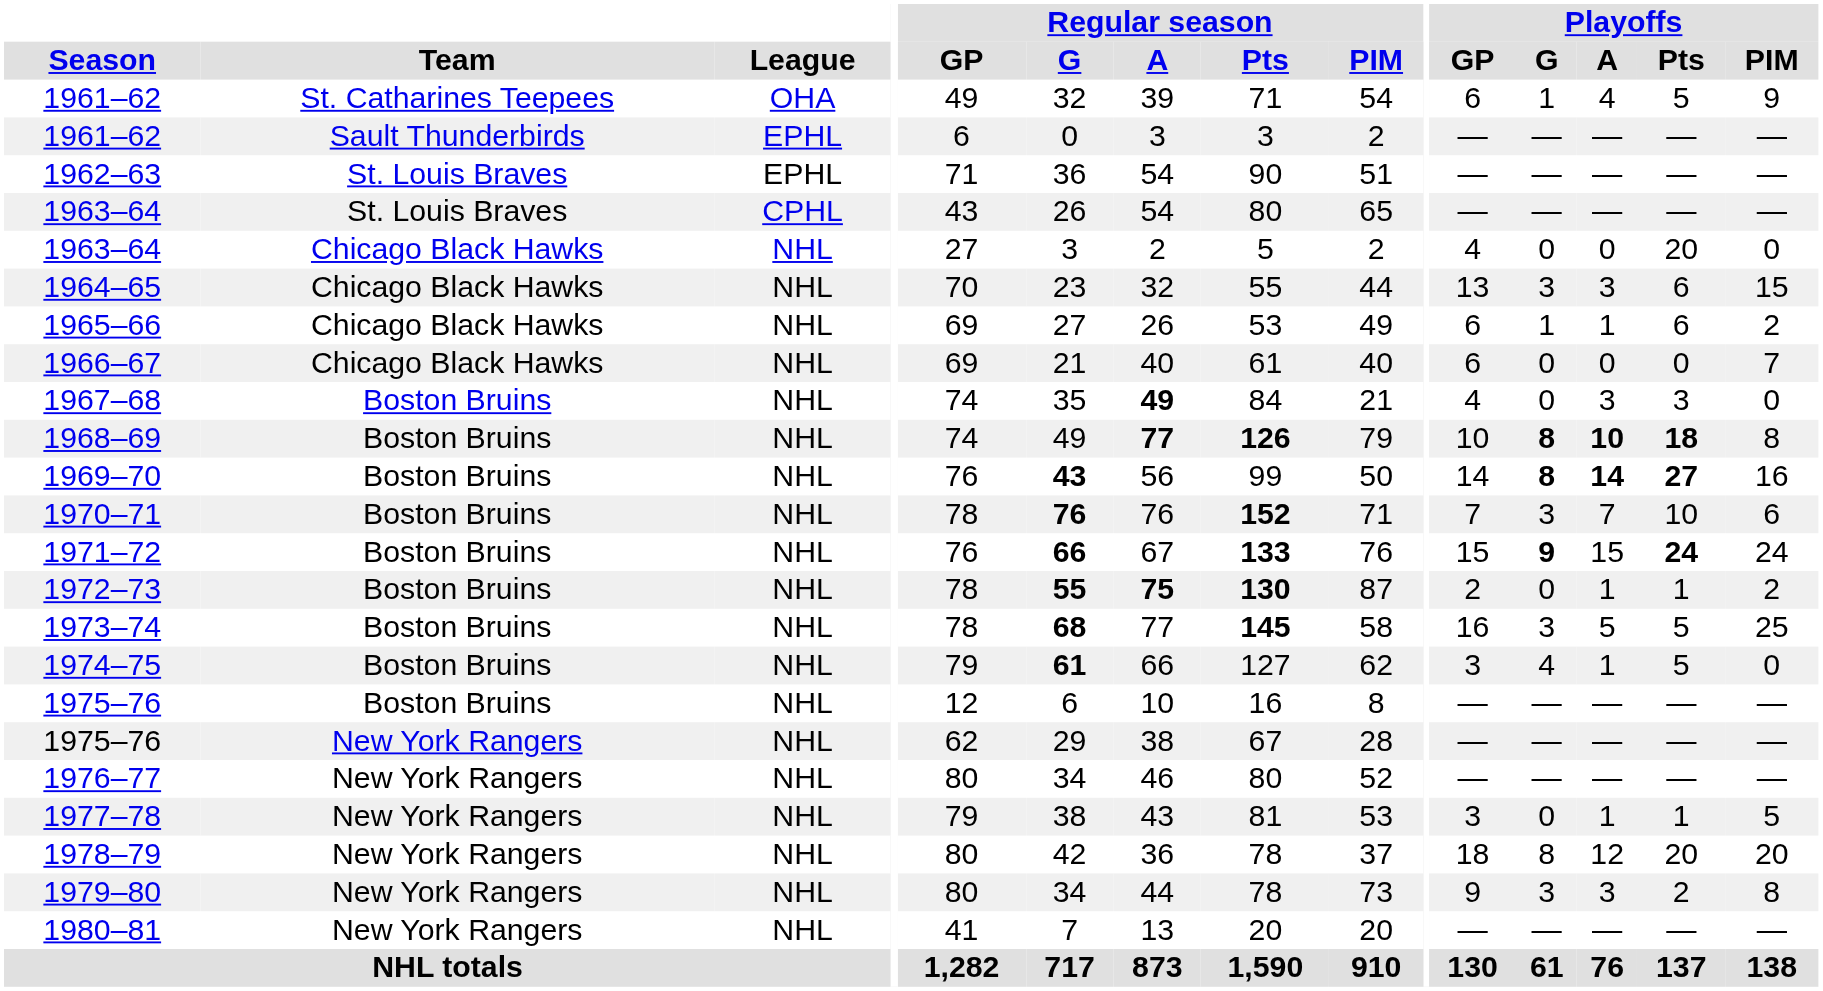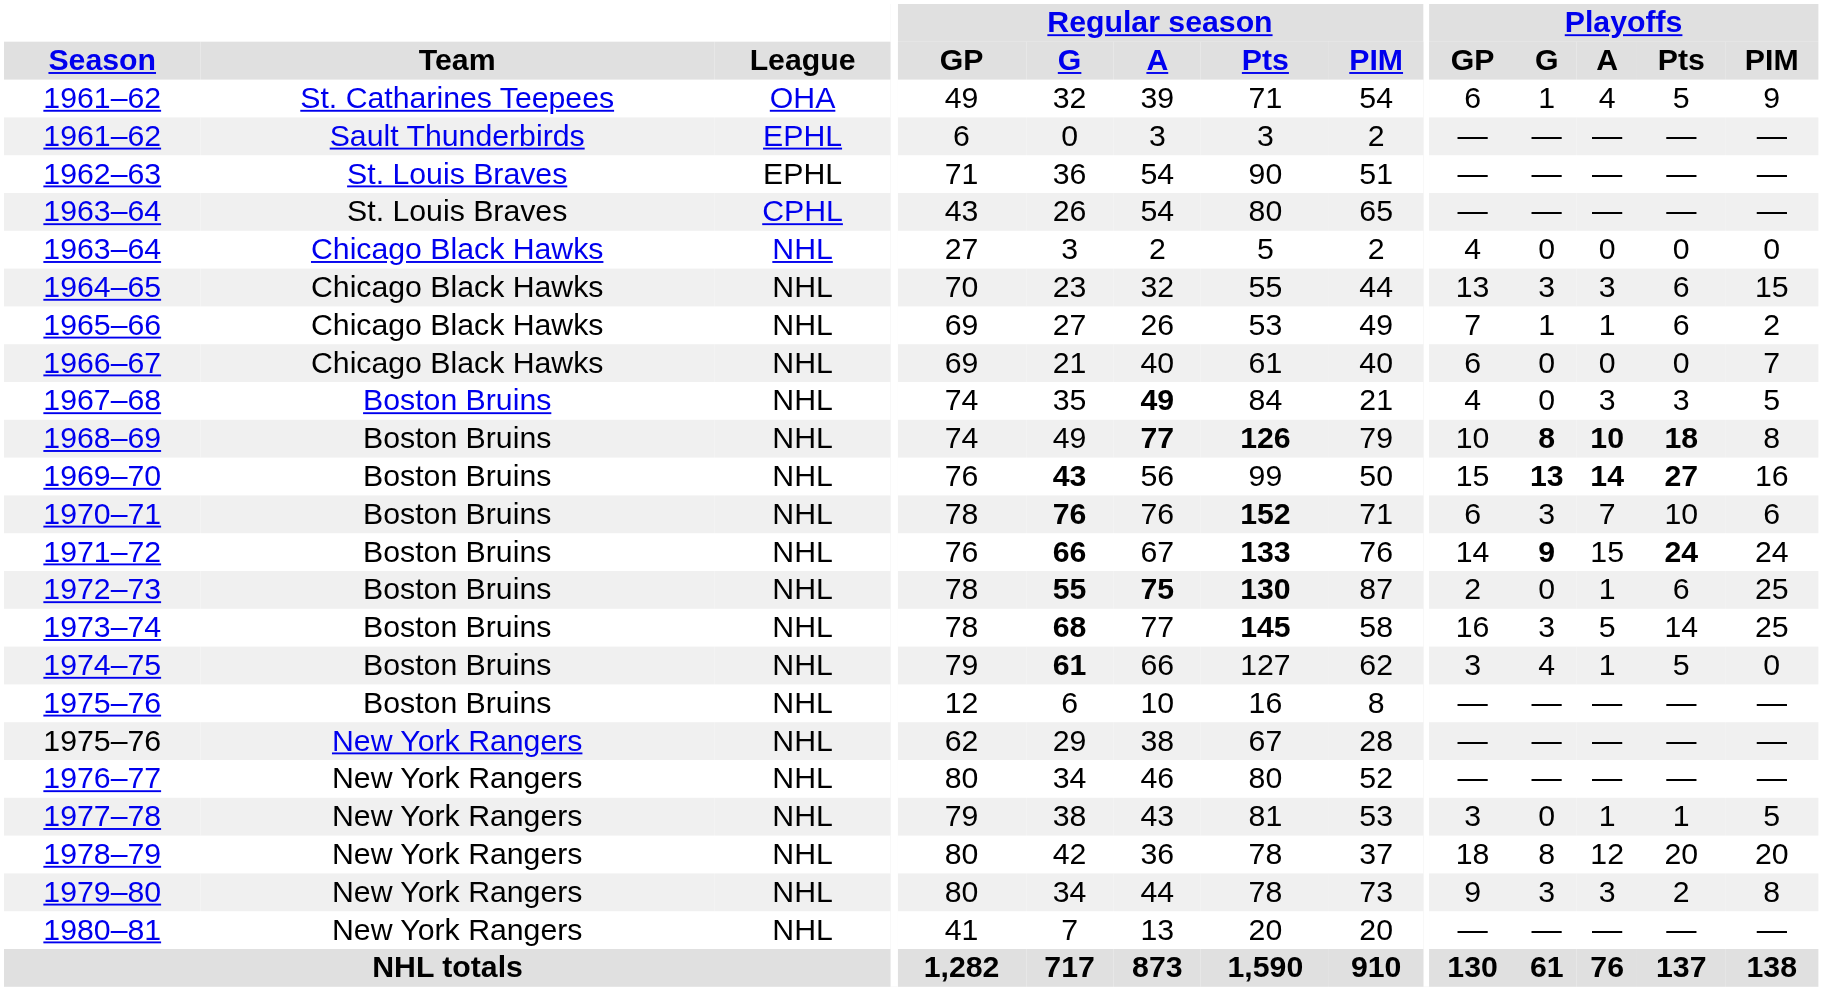(1681, 249) 20 -> (1681, 249) 0
(1473, 324) 6 -> (1473, 324) 7
(1772, 400) 0 -> (1772, 400) 5
(1473, 476) 14 -> (1473, 476) 15
(1547, 476) 8 -> (1547, 476) 13
(1473, 513) 7 -> (1473, 513) 6
(1473, 551) 15 -> (1473, 551) 14
(1681, 589) 1 -> (1681, 589) 6
(1772, 589) 2 -> (1772, 589) 25
(1681, 627) 5 -> (1681, 627) 14
